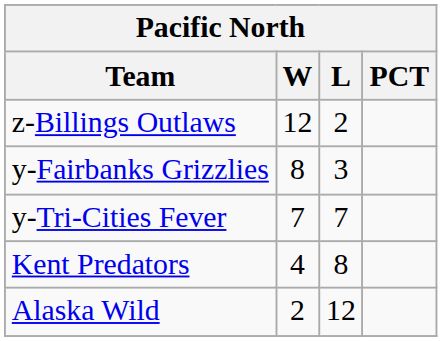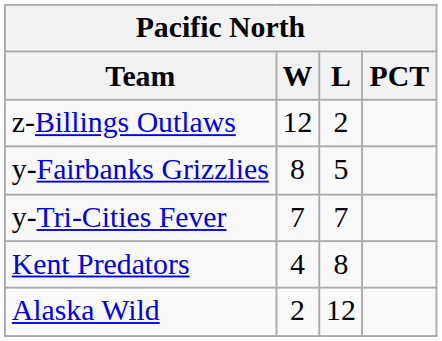(341, 169) 3 -> (341, 169) 5
